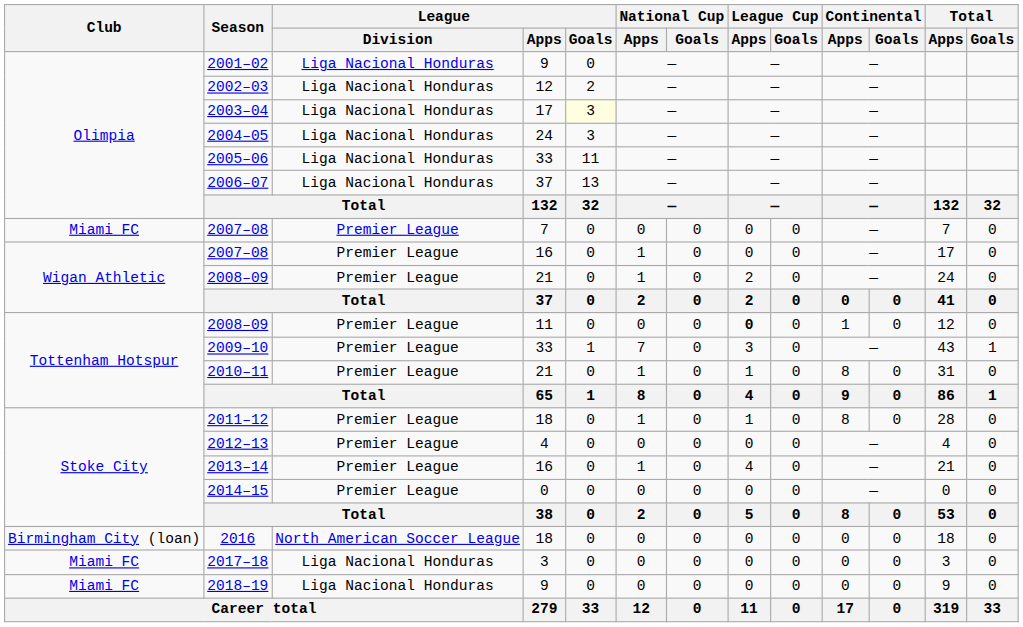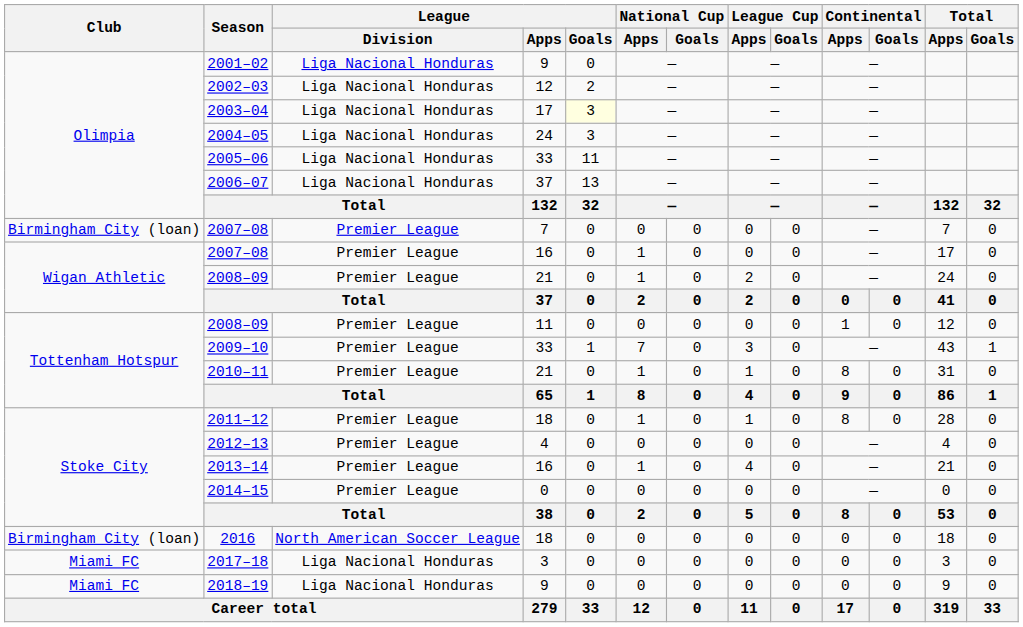(104, 230) Miami FC -> (104, 230) Birmingham City (loan)
(749, 325) bold -> (749, 325) normal
